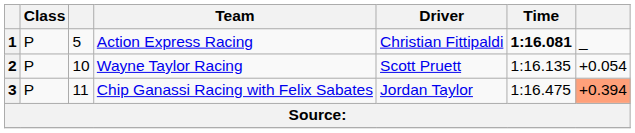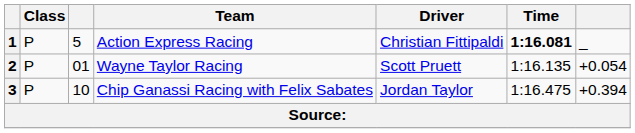(81, 66) 10 -> (81, 66) 01
(80, 90) 11 -> (81, 90) 10
(603, 90) lightsalmon background -> (603, 90) no background
